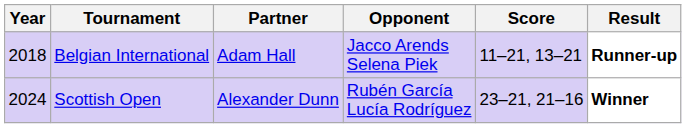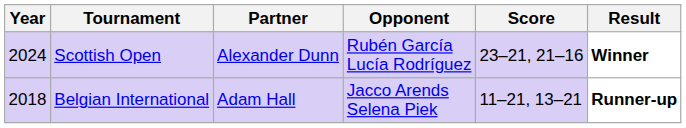rows swapped: (132, 55) <-> (108, 100)
